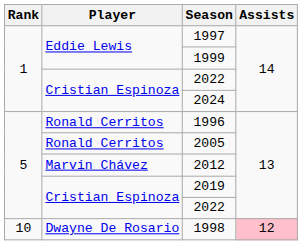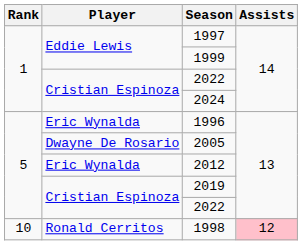(105, 122) Ronald Cerritos -> (93, 122) Eric Wynalda
(105, 144) Ronald Cerritos -> (112, 144) Dwayne De Rosario
(97, 165) Marvin Chávez -> (93, 165) Eric Wynalda
(112, 229) Dwayne De Rosario -> (105, 229) Ronald Cerritos
